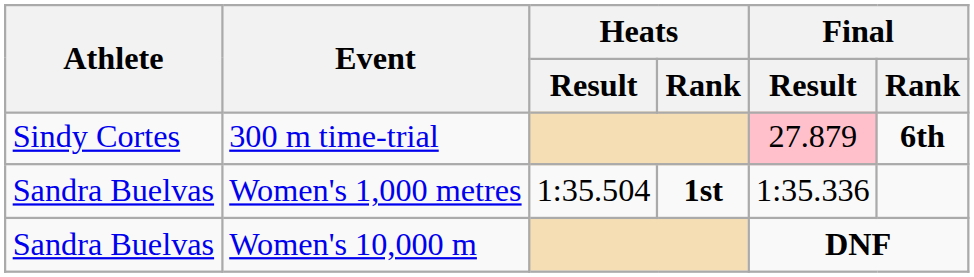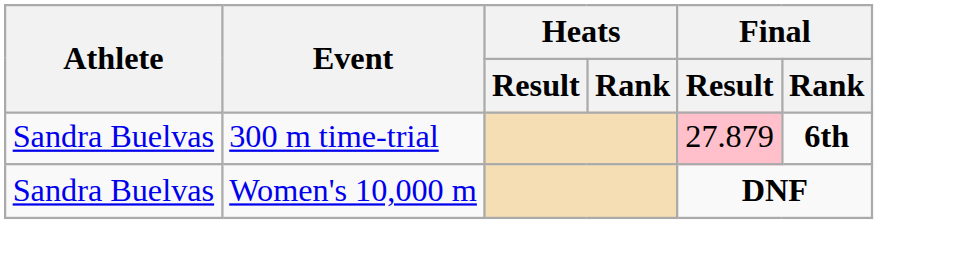(96, 137) Sindy Cortes -> (113, 137) Sandra Buelvas
- row: (375, 191)
